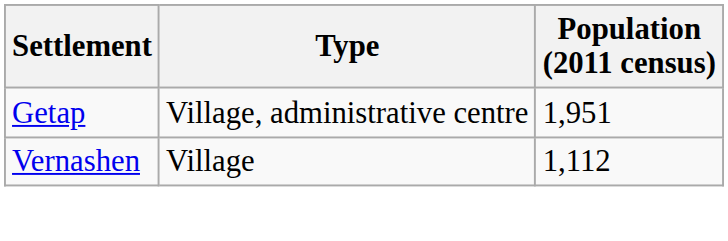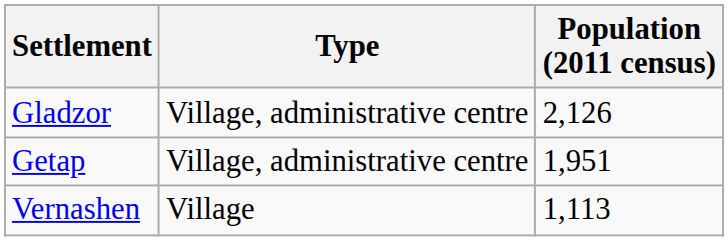+ row: (62, 112)
(577, 160) 1,112 -> (577, 209) 1,113
